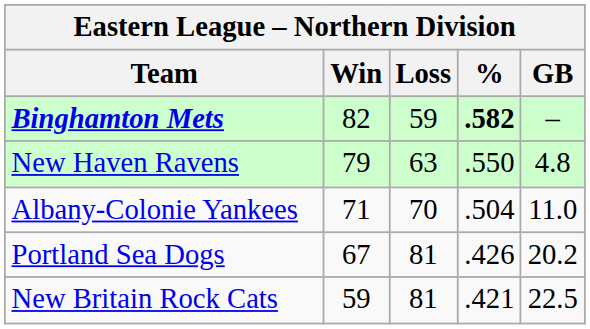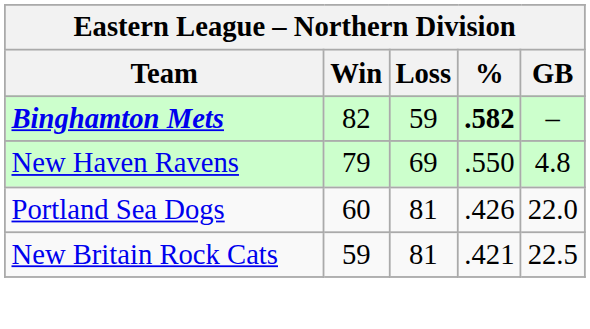(423, 163) 63 -> (423, 163) 69
- row: (155, 208)
(356, 254) 67 -> (356, 208) 60
(553, 254) 20.2 -> (553, 208) 22.0
